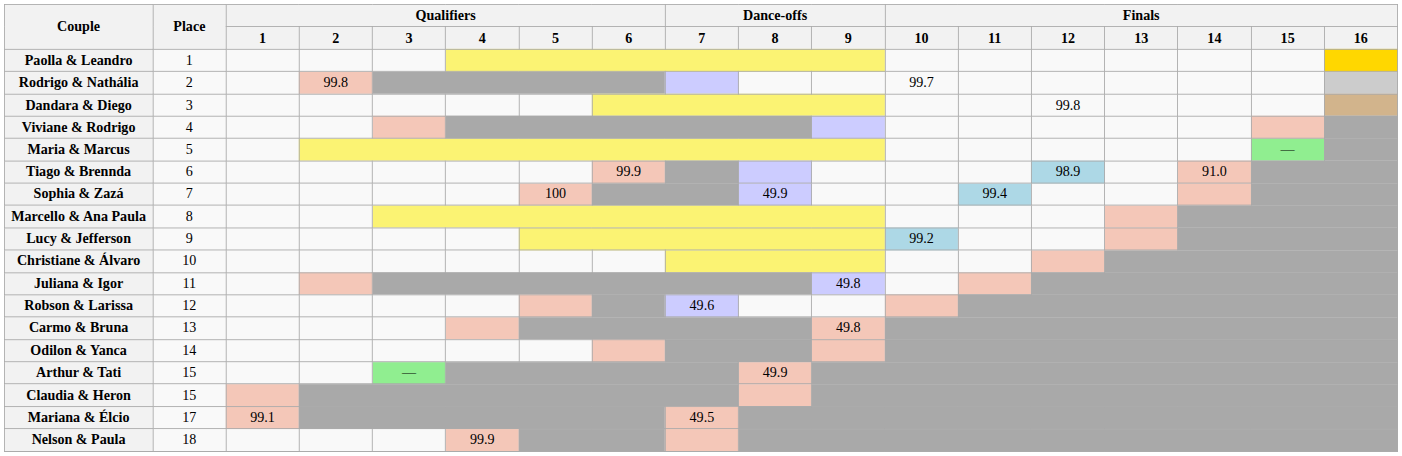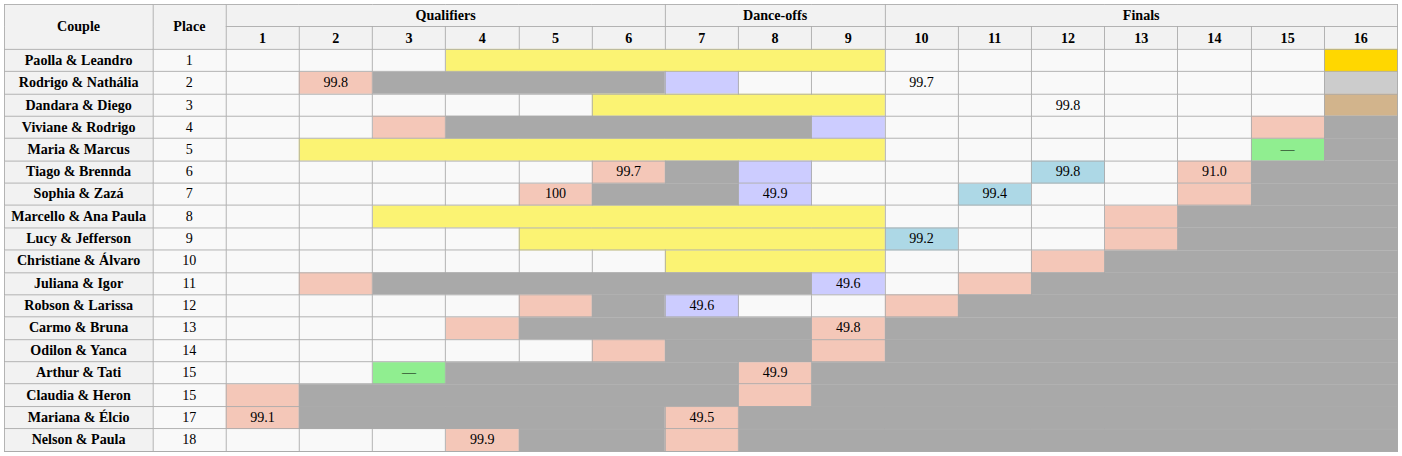(629, 171) 99.9 -> (629, 171) 99.7
(1068, 171) 98.9 -> (1068, 171) 99.8
(848, 283) 49.8 -> (848, 283) 49.6
